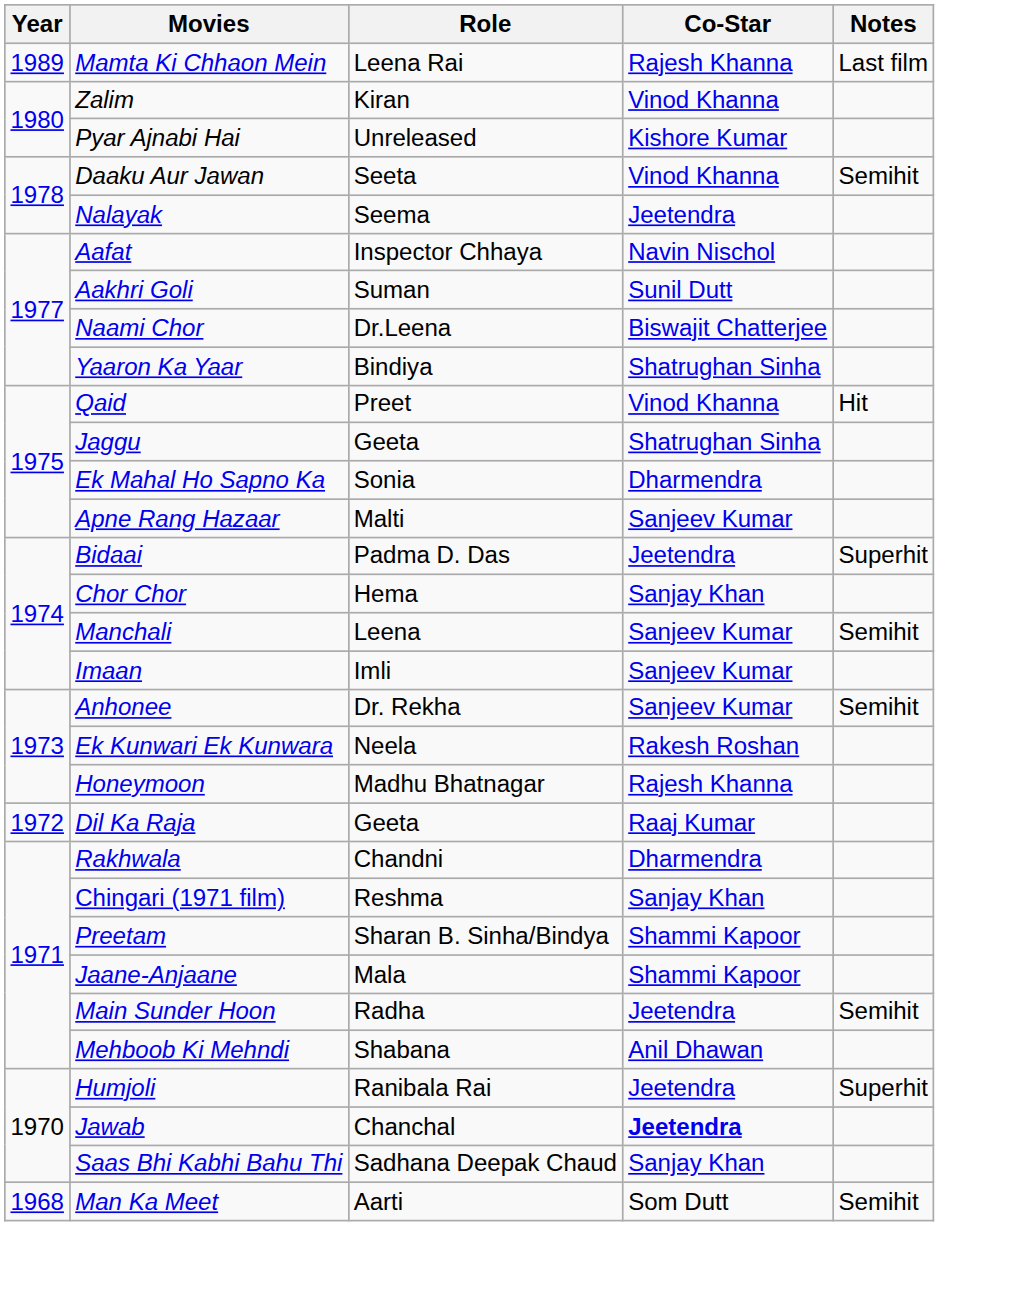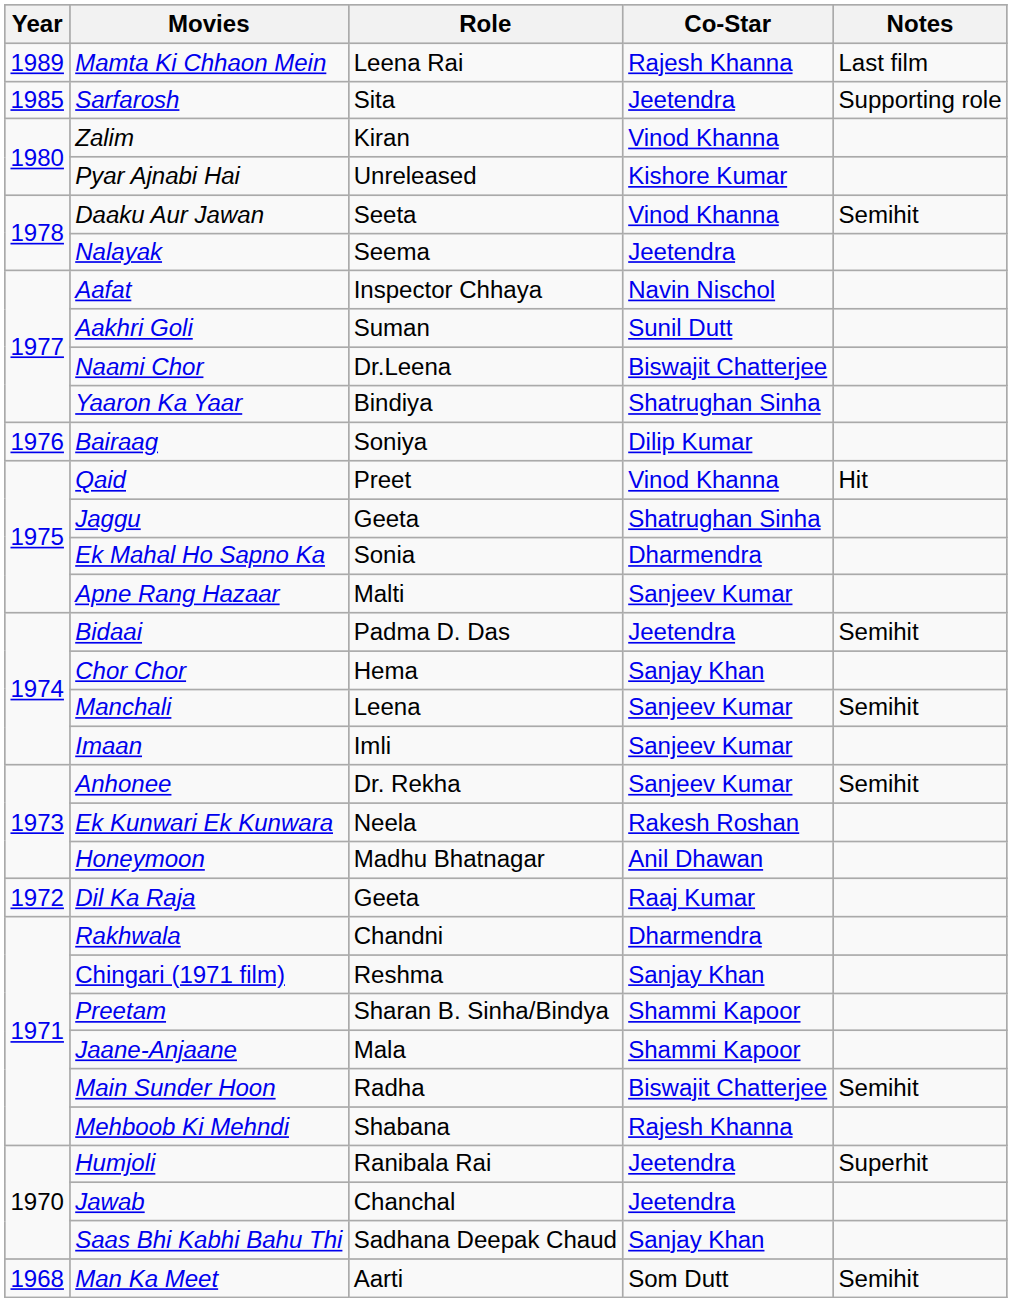+ row: (127, 100)
+ row: (117, 442)
(883, 556) Superhit -> (879, 632) Semihit
(710, 784) Rajesh Khanna -> (696, 860) Anil Dhawan
(682, 1012) Jeetendra -> (728, 1088) Biswajit Chatterjee
(696, 1050) Anil Dhawan -> (710, 1126) Rajesh Khanna
(685, 1126) bold -> (682, 1202) normal
